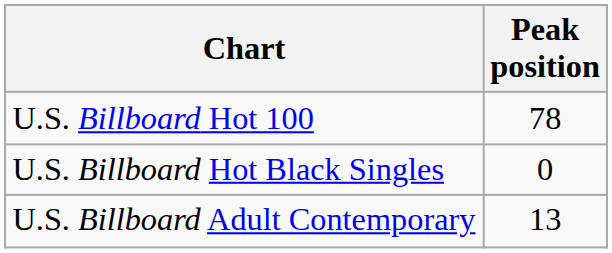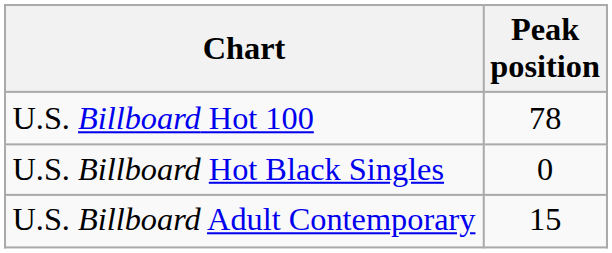(545, 220) 13 -> (545, 220) 15
